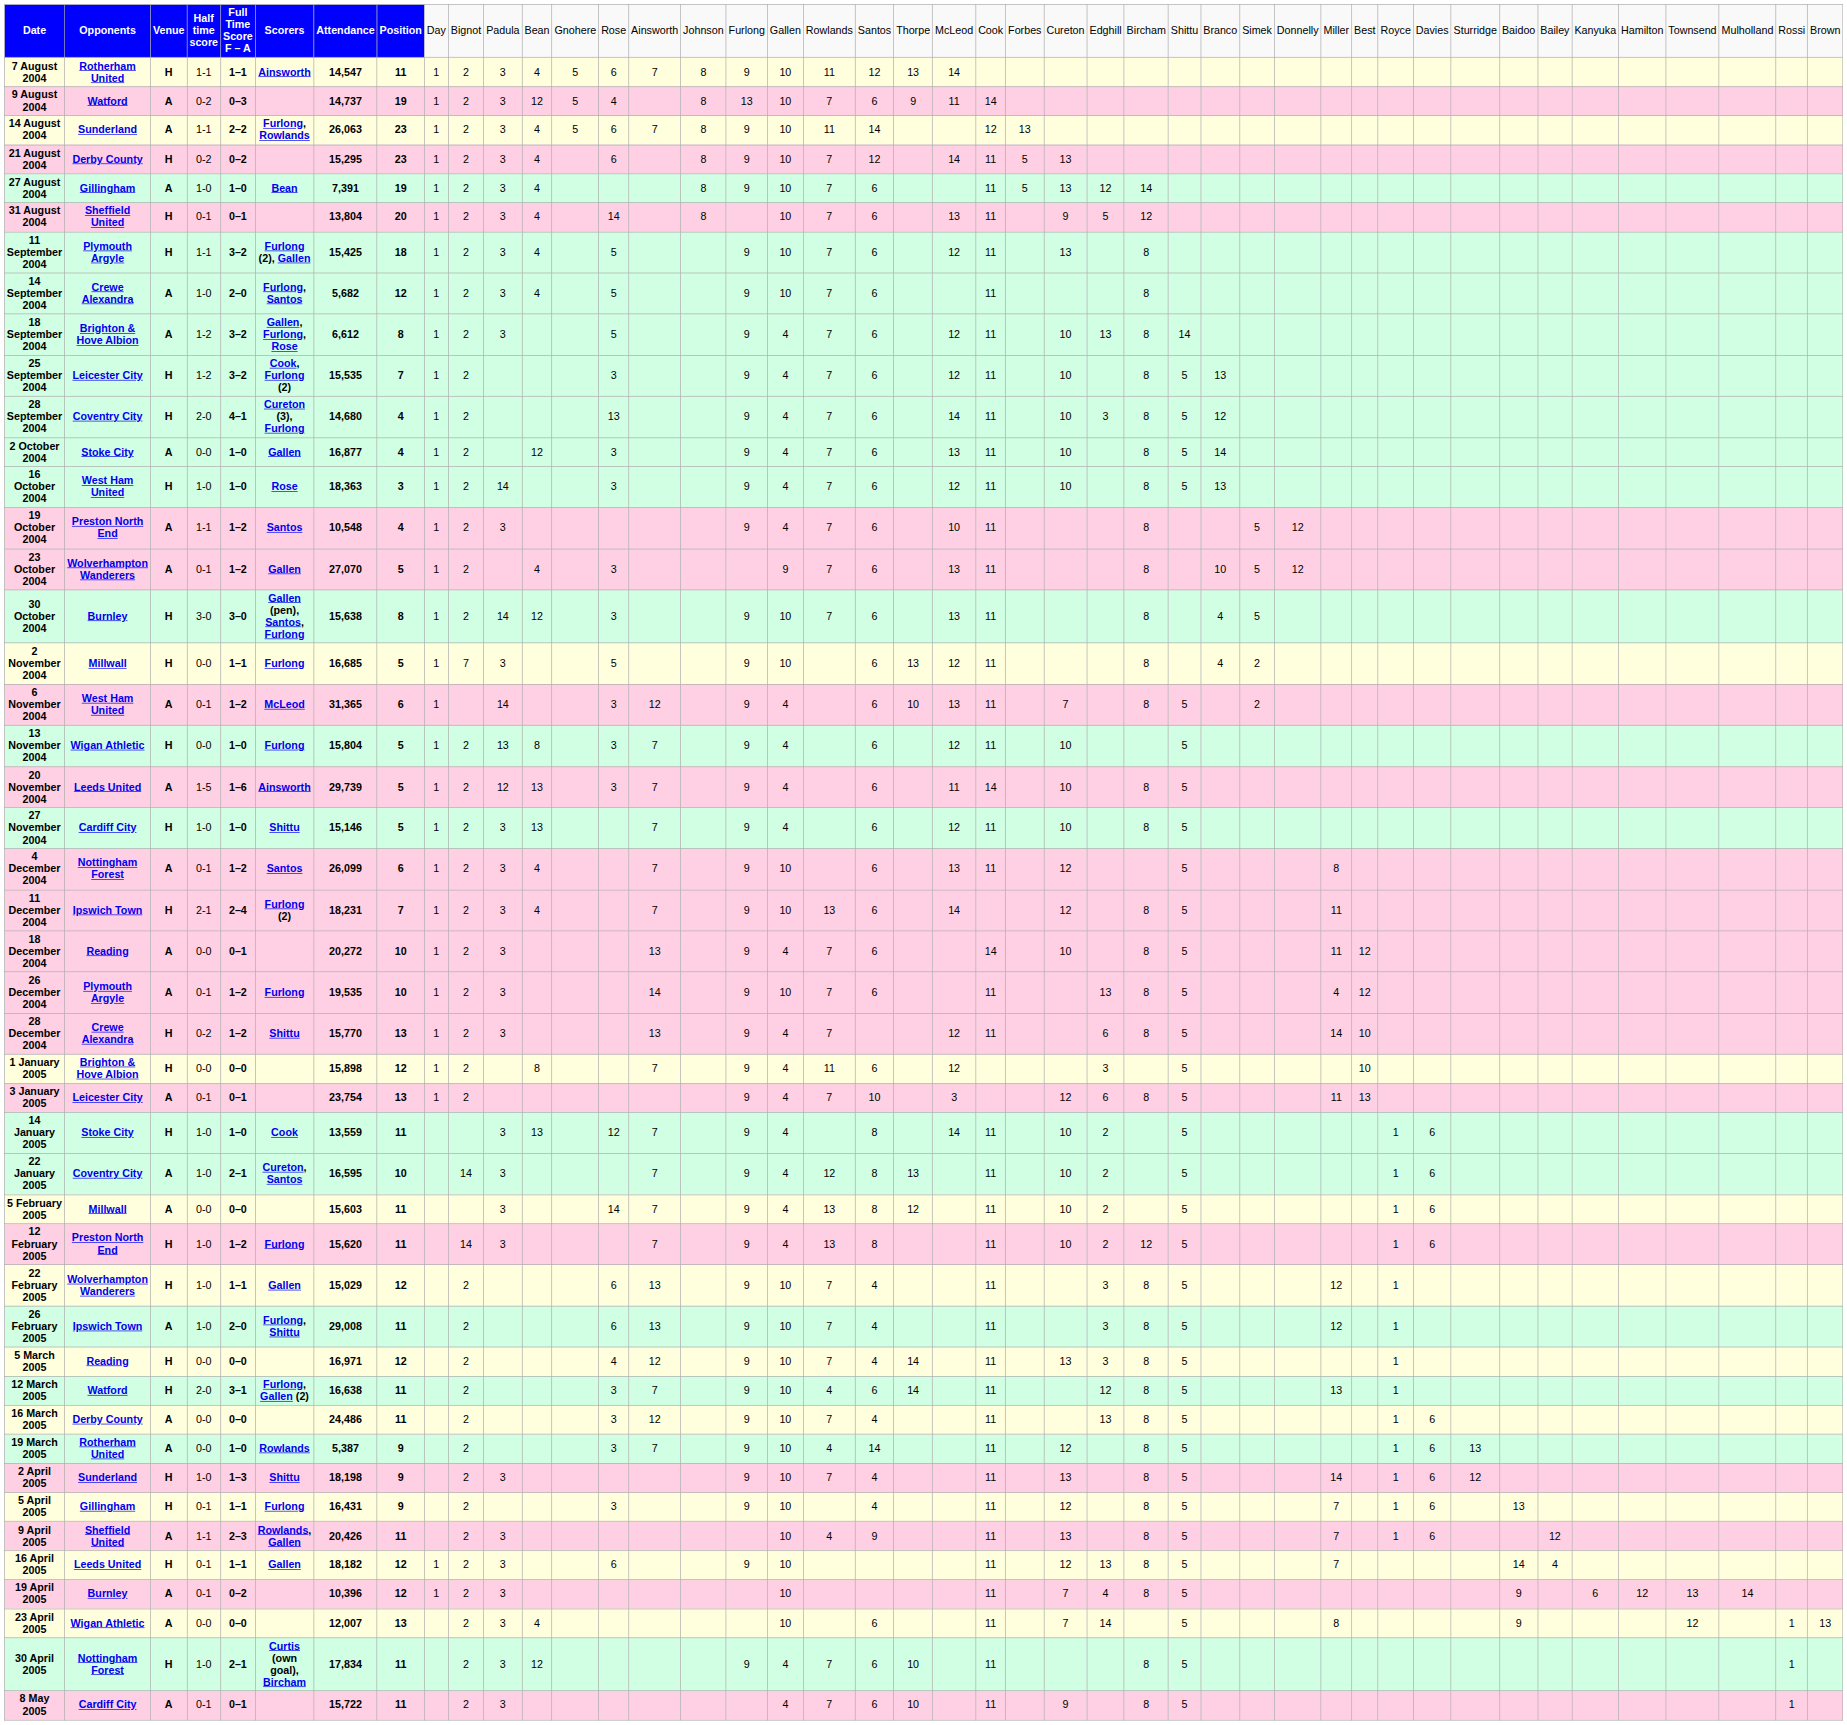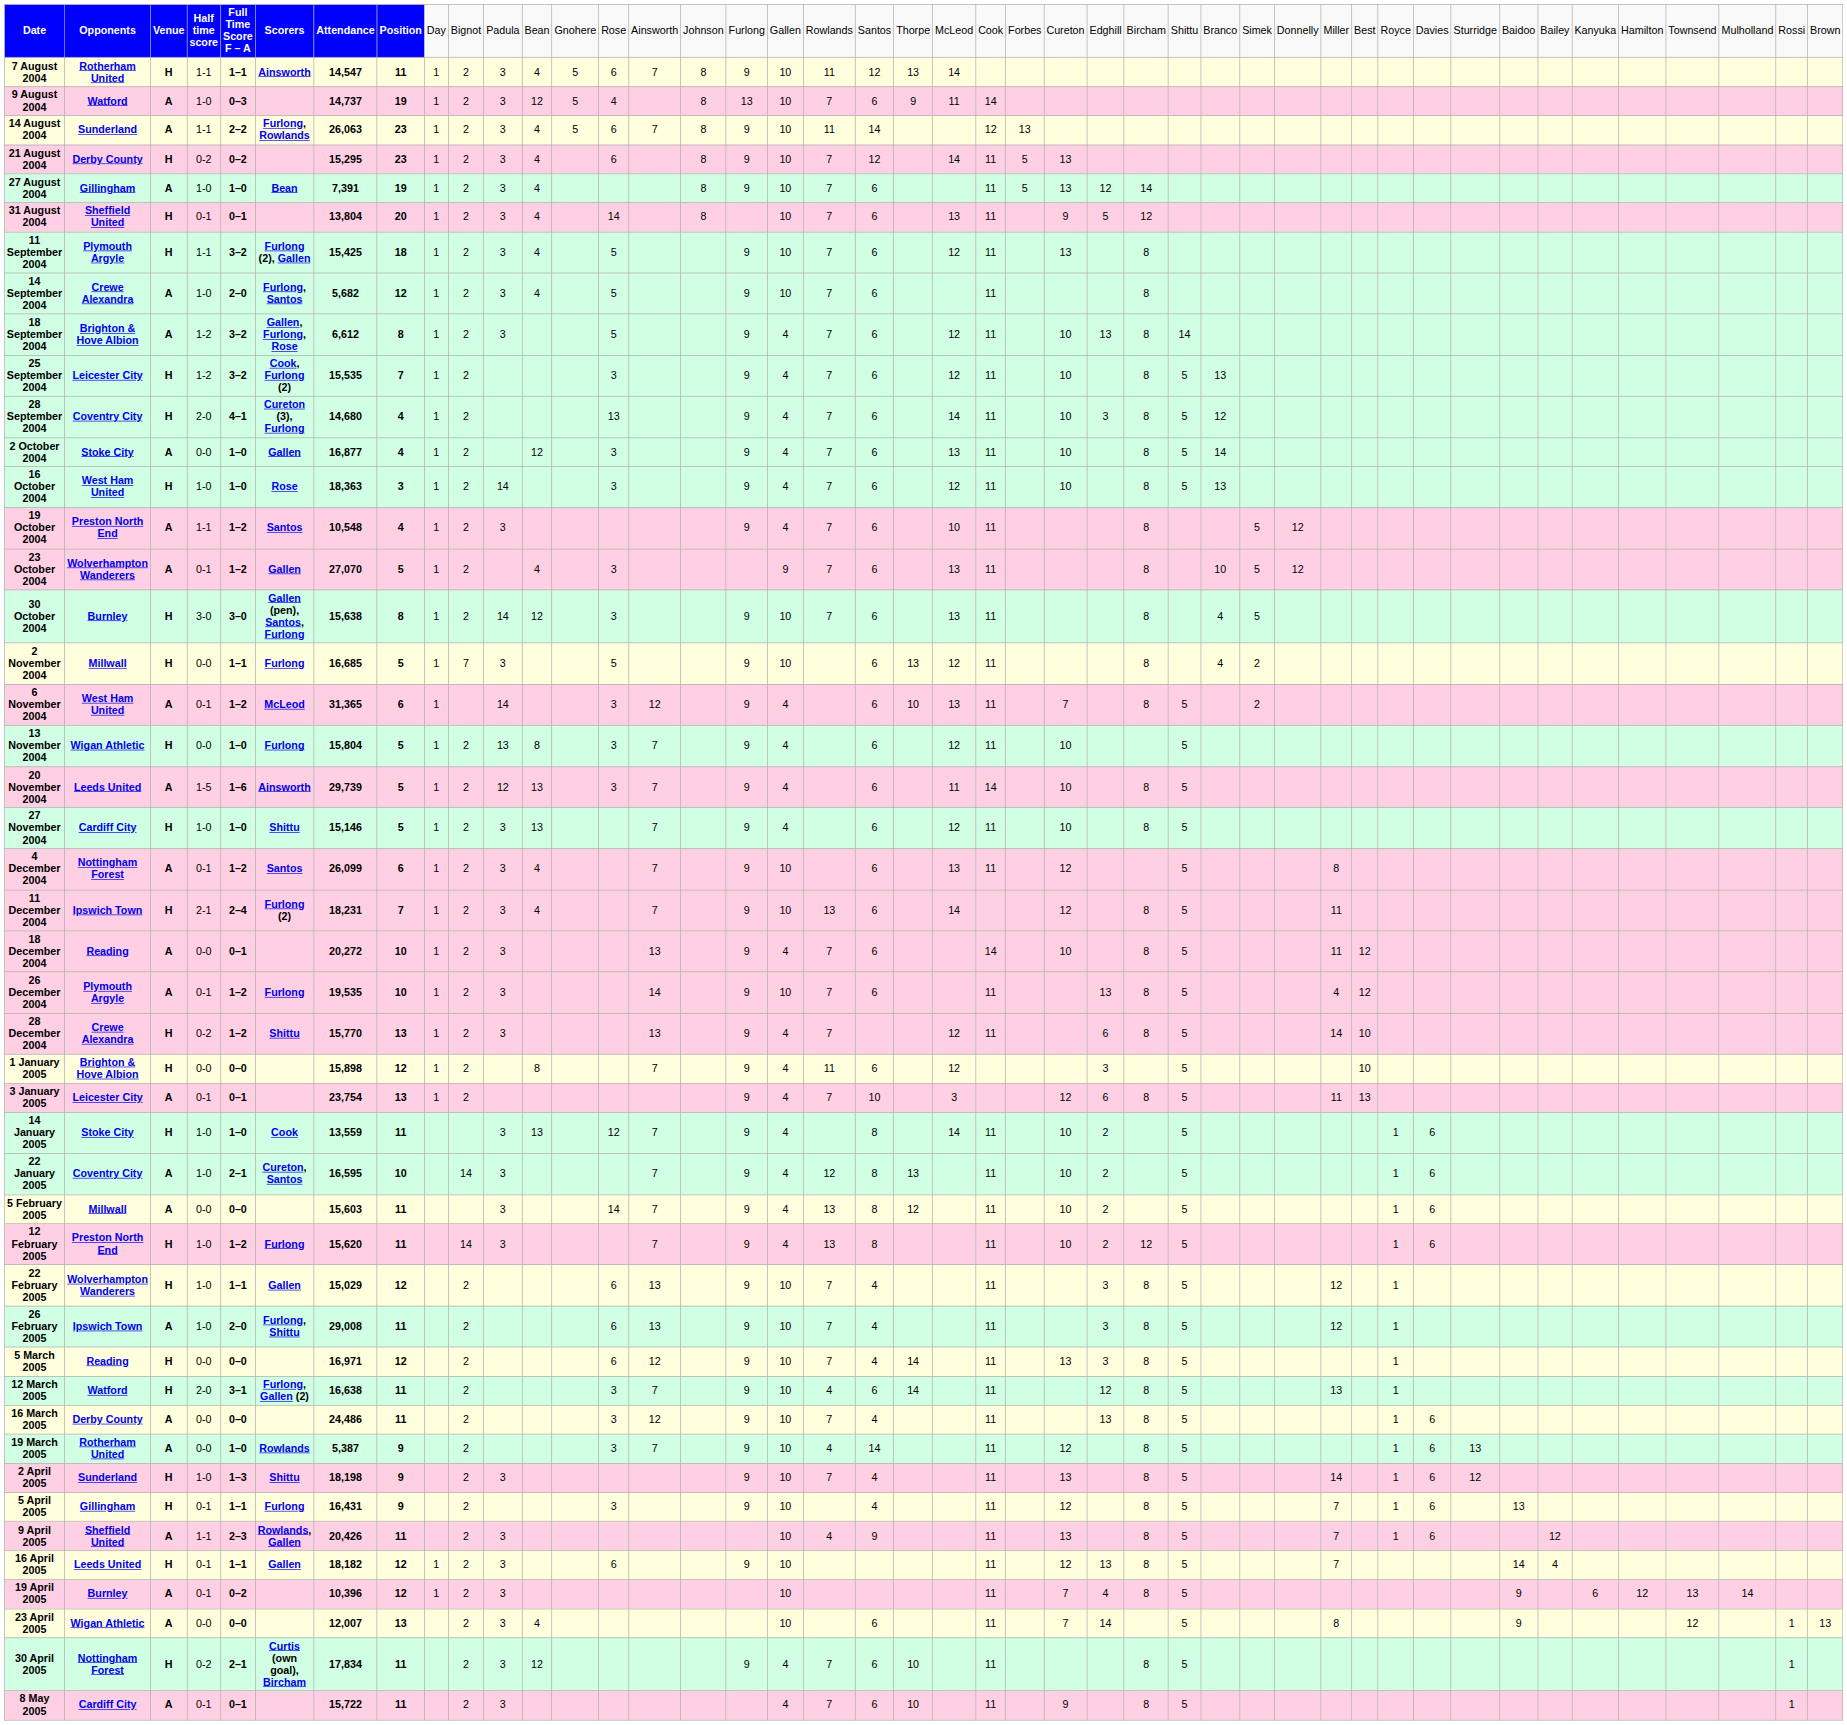(204, 101) 0-2 -> (204, 101) 1-0
(614, 1361) 4 -> (614, 1361) 6
(204, 1664) 1-0 -> (204, 1664) 0-2
